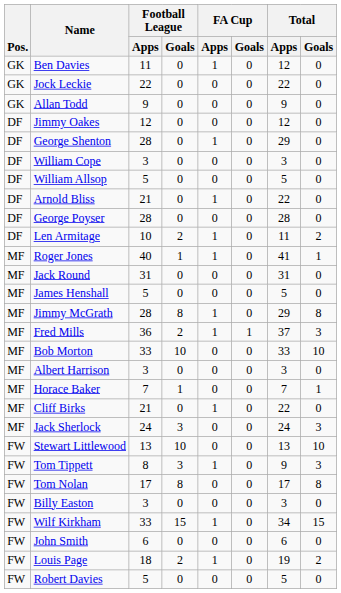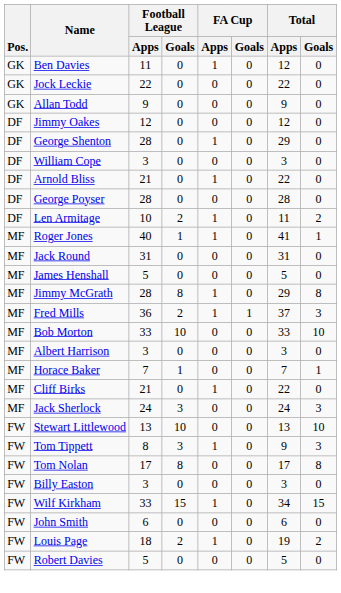- row: (70, 179)
